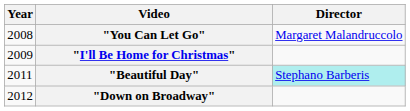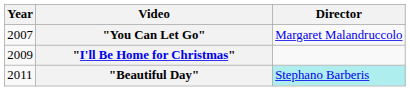(20, 34) 2008 -> (20, 34) 2007
- row: (154, 95)
